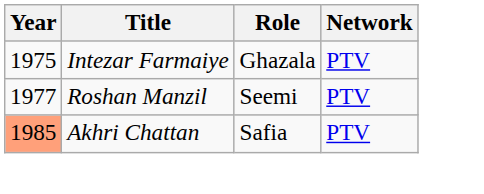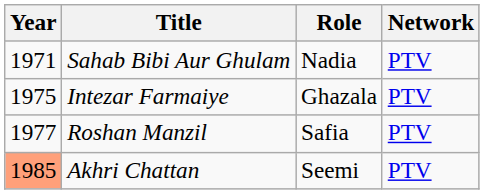+ row: (179, 59)
(269, 96) Seemi -> (325, 133) Safia
(263, 133) Safia -> (330, 170) Seemi
